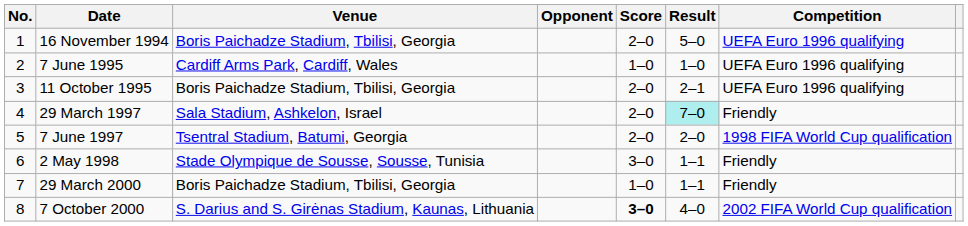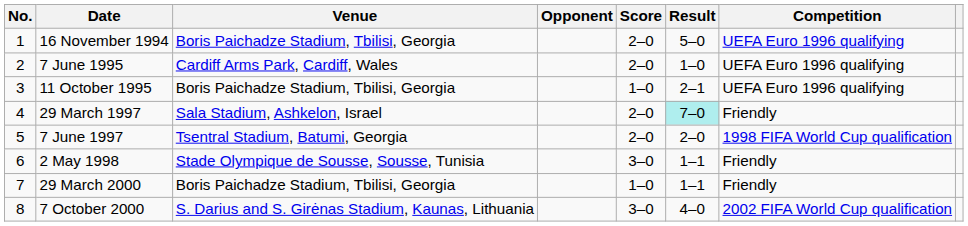(641, 64) 1–0 -> (641, 64) 2–0
(641, 88) 2–0 -> (641, 88) 1–0
(641, 209) bold -> (641, 209) normal
